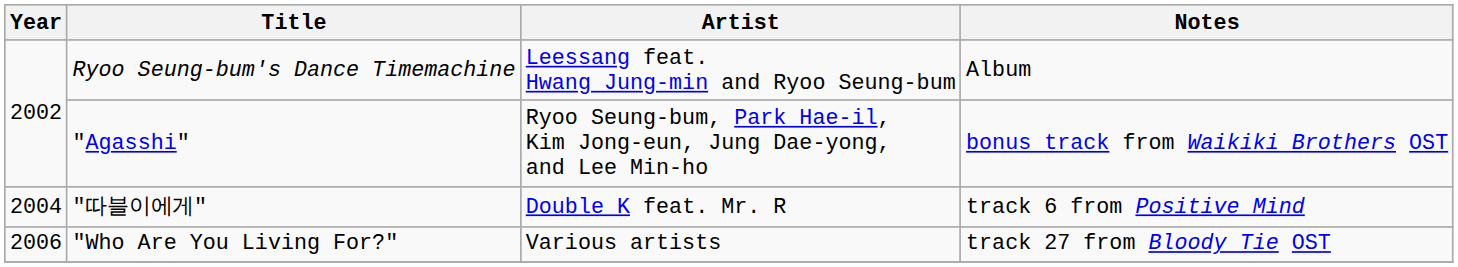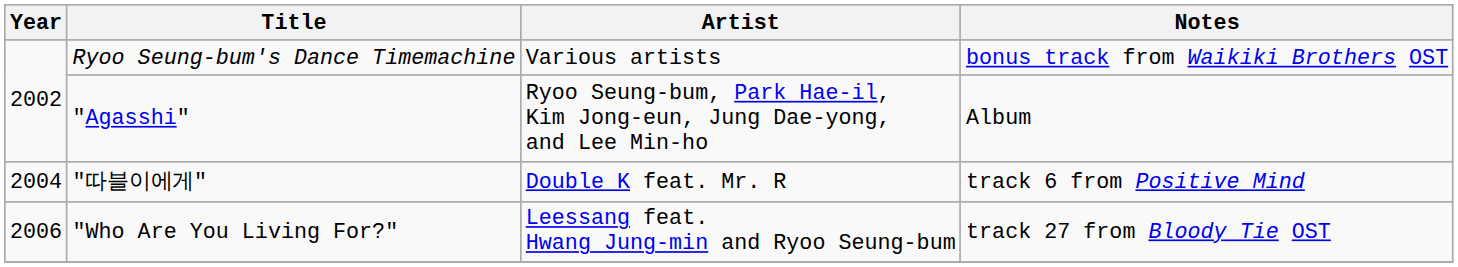(741, 70) Leessang feat. Hwang Jung-min and Ryoo Seung-bum -> (623, 58) Various artists
(999, 70) Album -> (1207, 58) bonus track from Waikiki Brothers OST
(1207, 143) bonus track from Waikiki Brothers OST -> (999, 118) Album
(623, 244) Various artists -> (741, 232) Leessang feat. Hwang Jung-min and Ryoo Seung-bum
